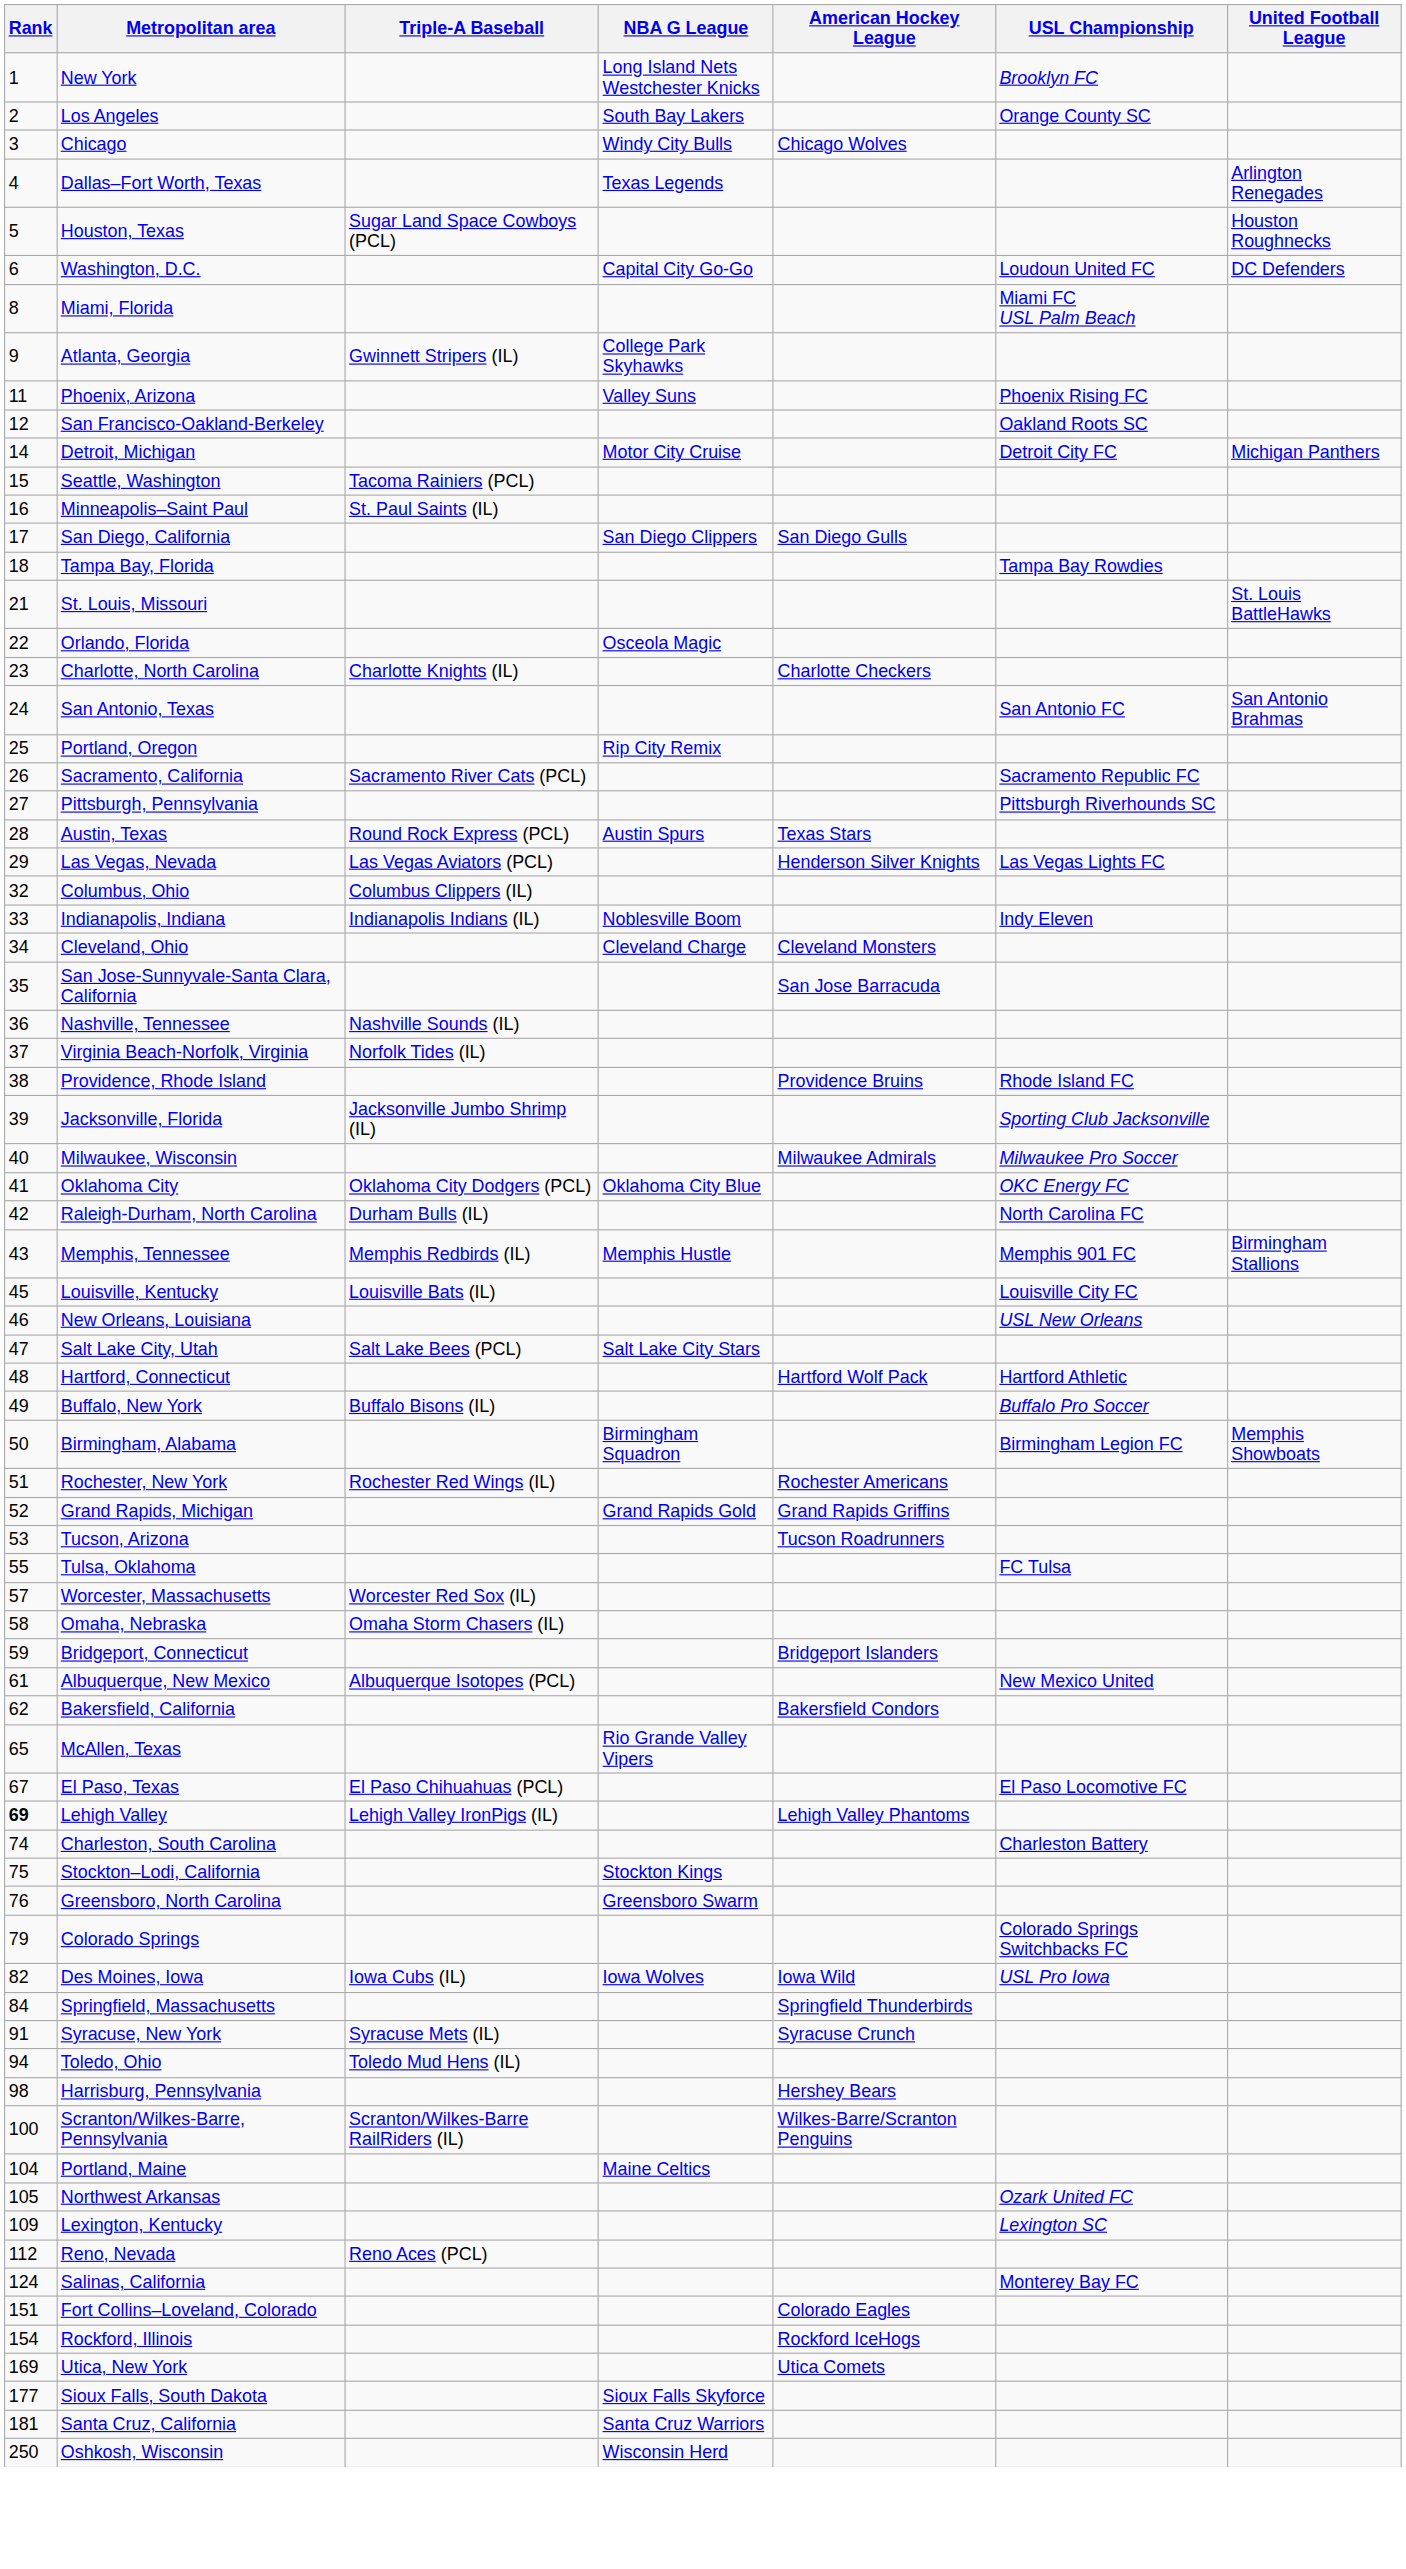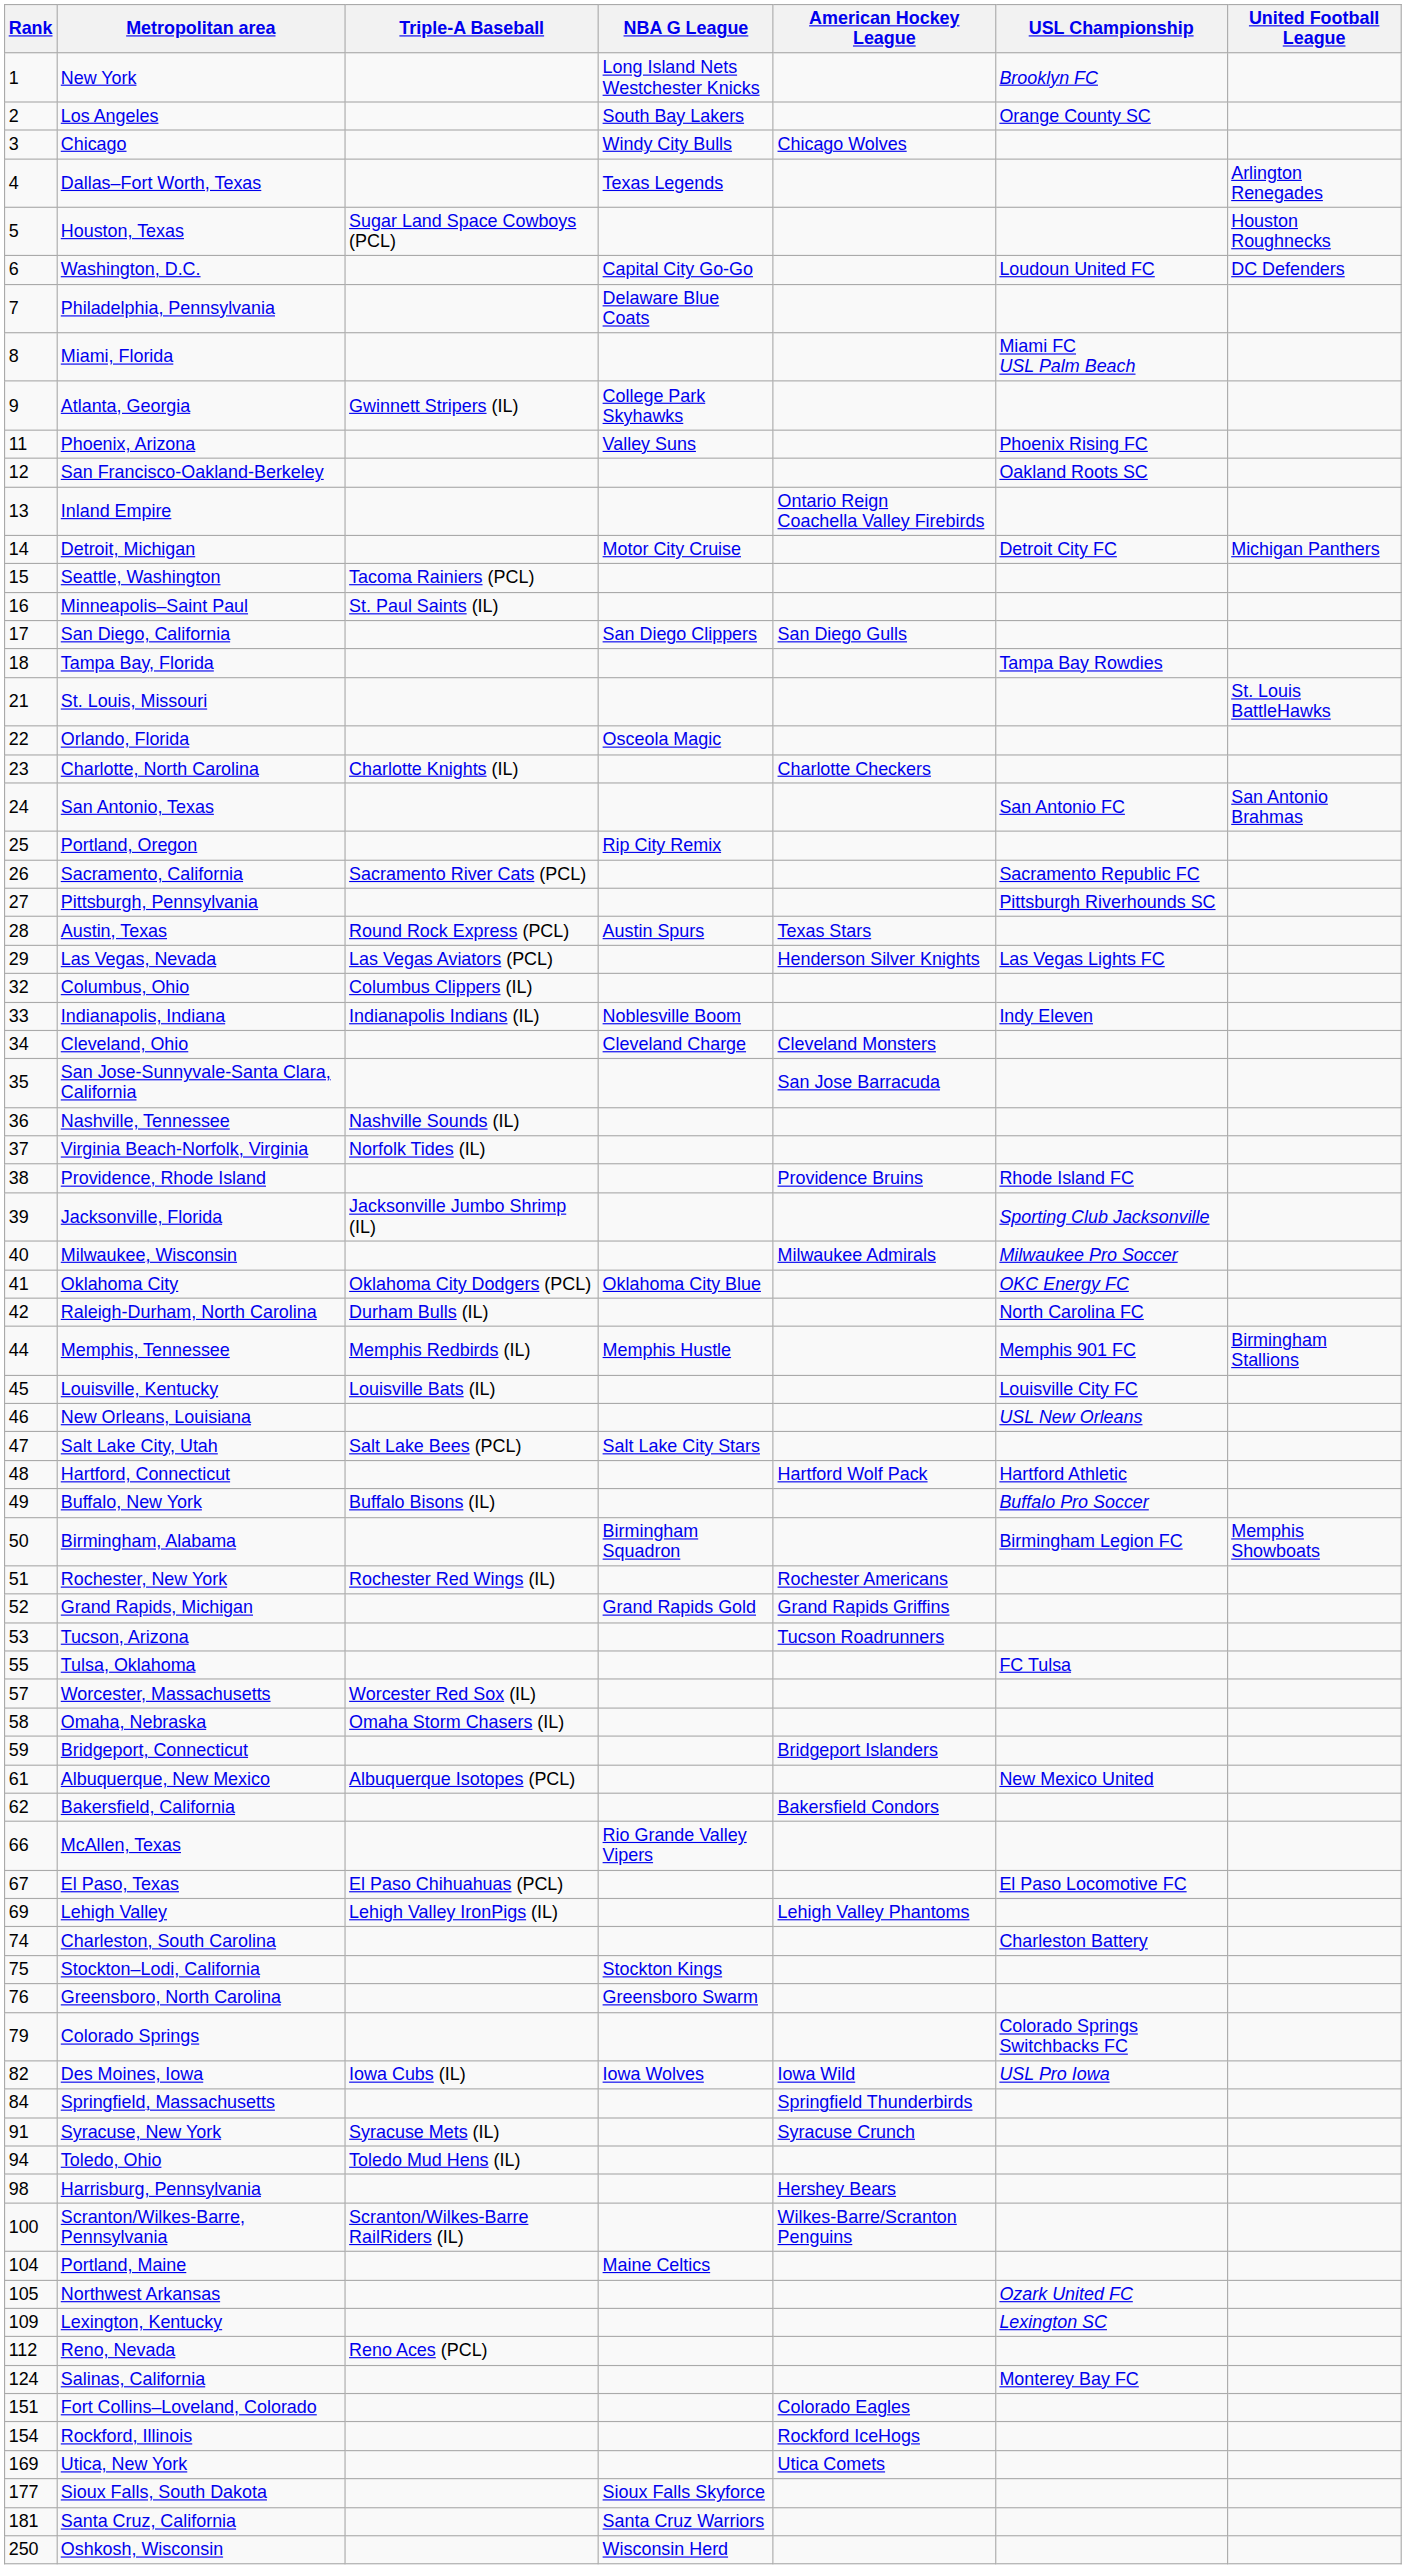+ row: (168, 308)
+ row: (116, 510)
(19, 1253) 43 -> (19, 1350) 44
(19, 1748) 65 -> (19, 1845) 66
(19, 1815) bold -> (19, 1912) normal
